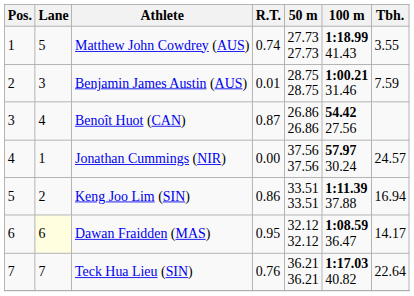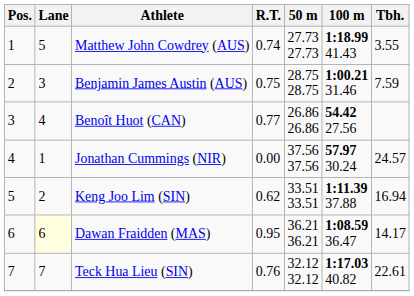(268, 83) 0.01 -> (268, 83) 0.75
(268, 120) 0.87 -> (268, 120) 0.77
(268, 196) 0.86 -> (268, 196) 0.62
(303, 234) 32.12 32.12 -> (303, 234) 36.21 36.21
(303, 271) 36.21 36.21 -> (303, 271) 32.12 32.12
(390, 271) 22.64 -> (390, 271) 22.61
